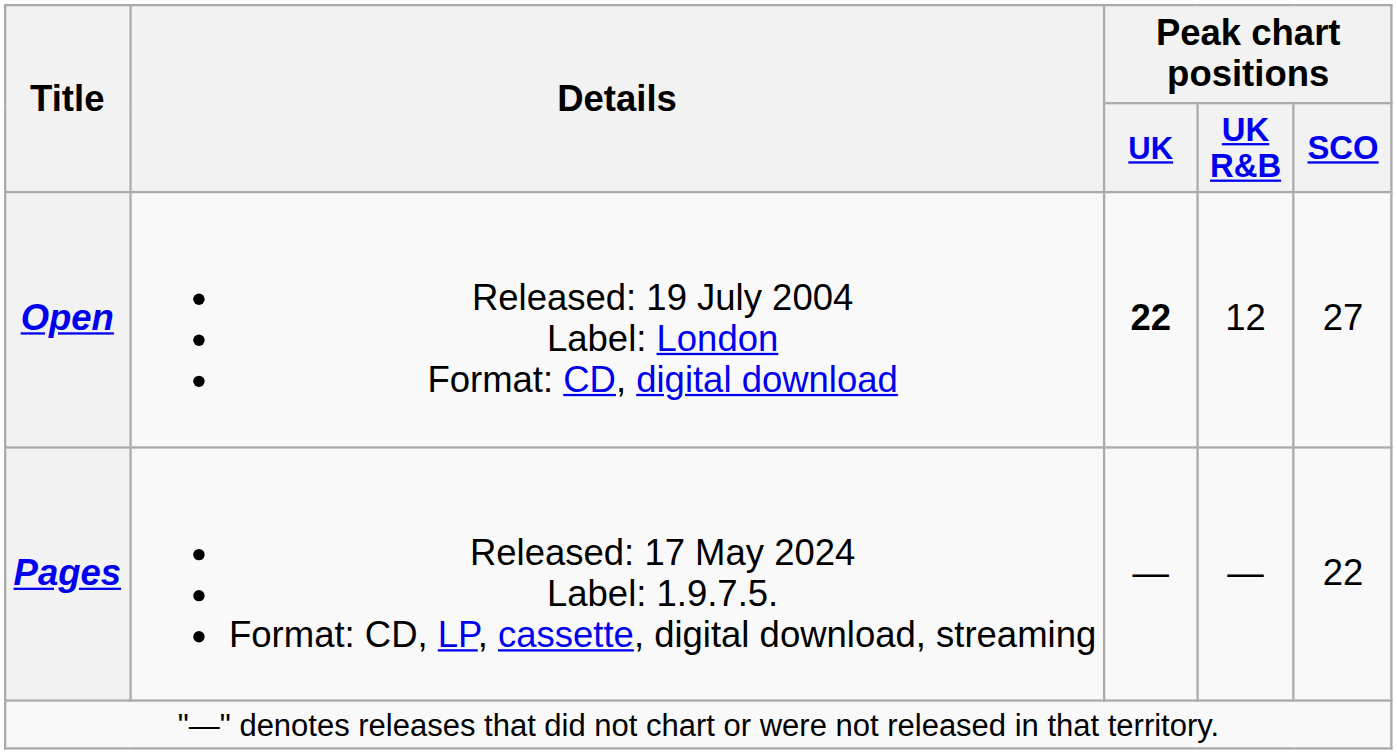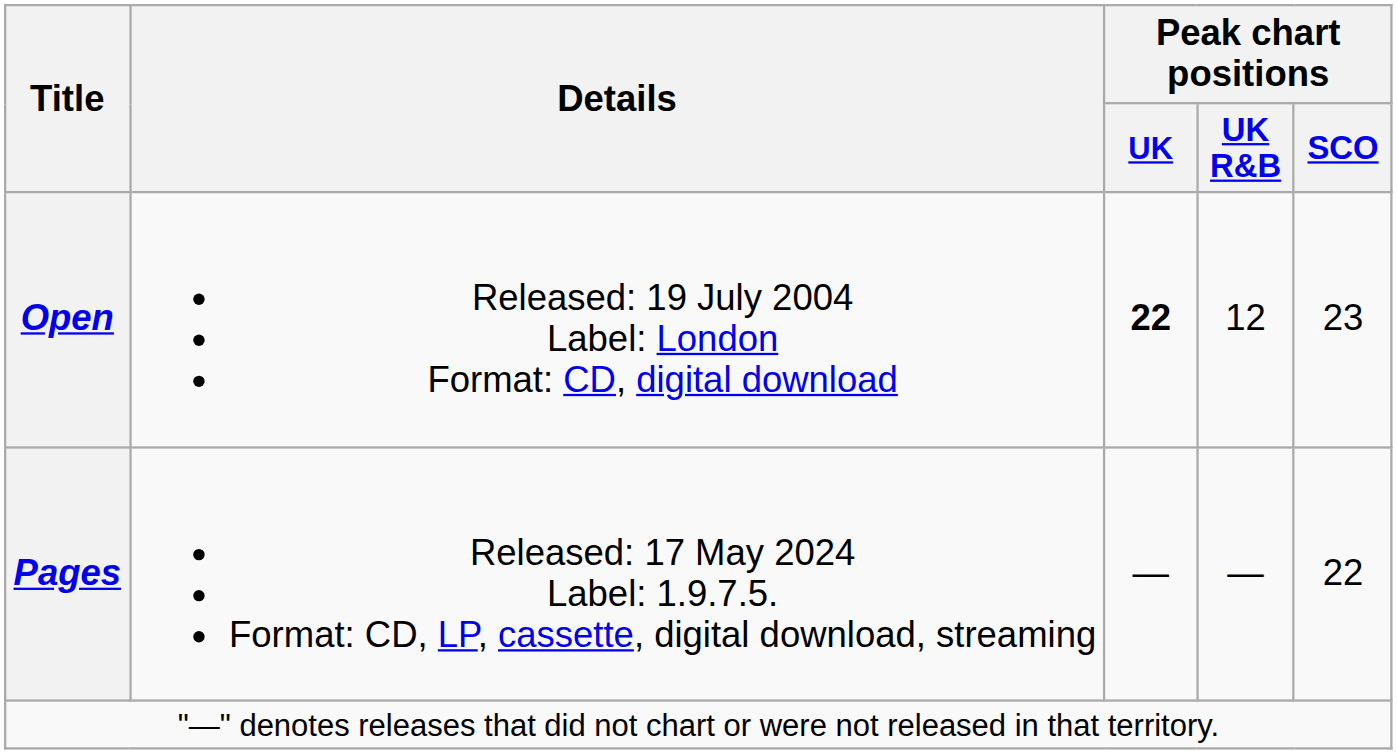(1343, 318) 27 -> (1343, 318) 23
